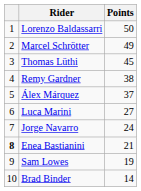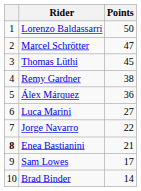(129, 46) 49 -> (129, 46) 47
(129, 95) 37 -> (129, 95) 36
(129, 128) 24 -> (129, 128) 22
(129, 161) 19 -> (129, 161) 17
